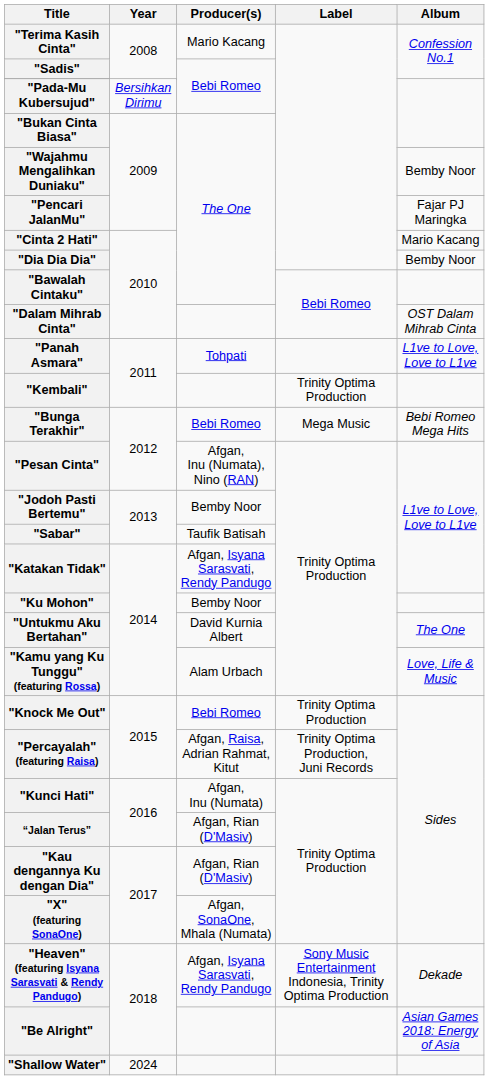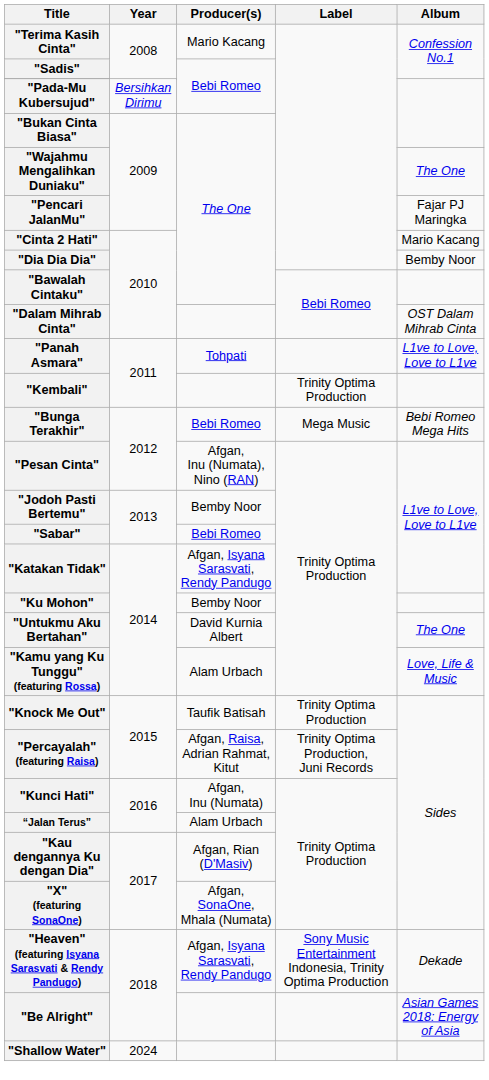(440, 171) Bemby Noor -> (440, 171) The One
(226, 534) Taufik Batisah -> (226, 534) Bebi Romeo
(226, 712) Bebi Romeo -> (226, 712) Taufik Batisah
(226, 829) Afgan, Rian (D'Masiv) -> (226, 822) Alam Urbach
